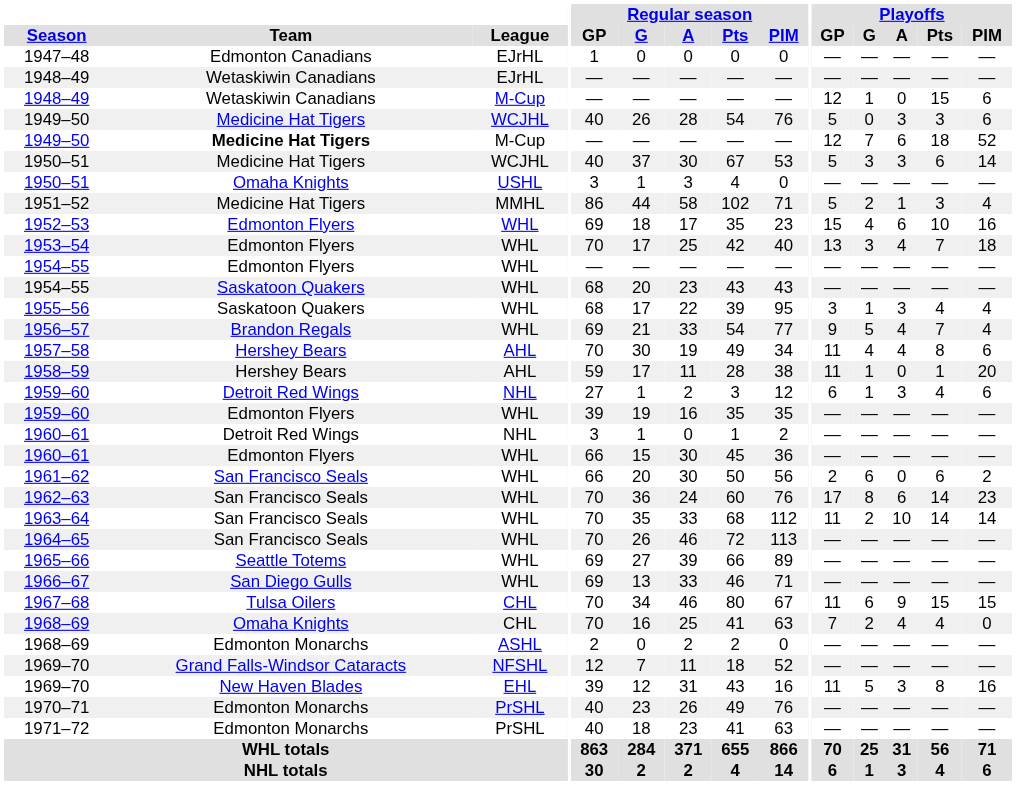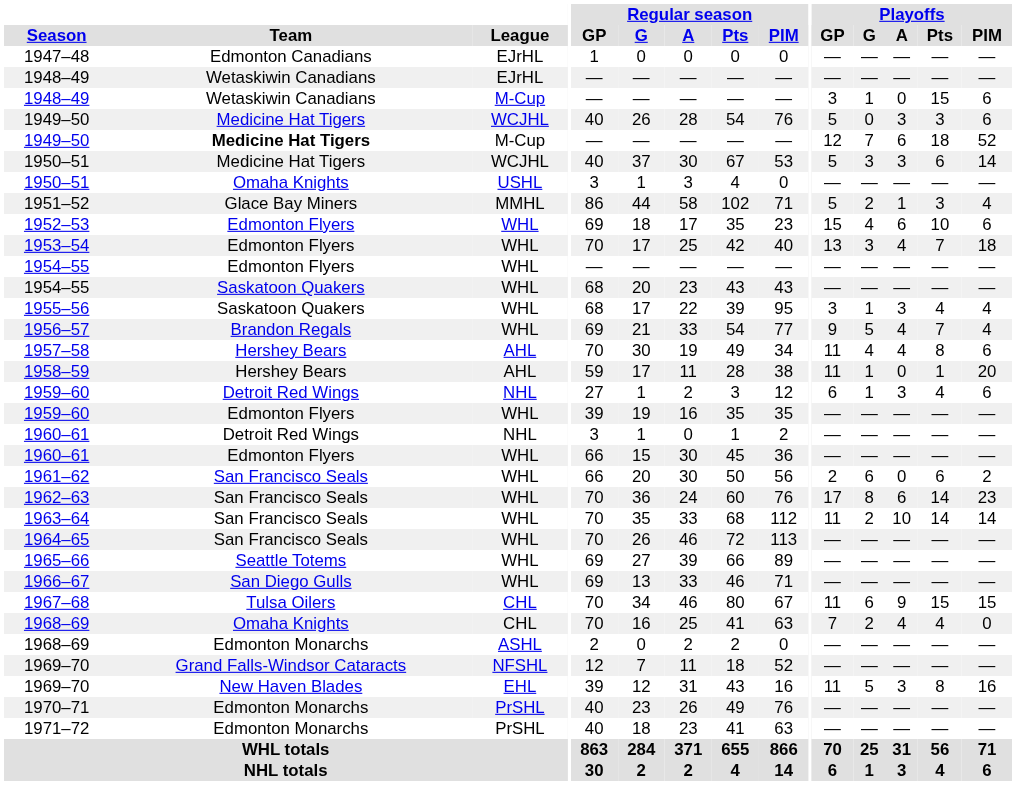(832, 98) 12 -> (832, 98) 3
(291, 203) Medicine Hat Tigers -> (291, 203) Glace Bay Miners
(987, 224) 16 -> (987, 224) 6
